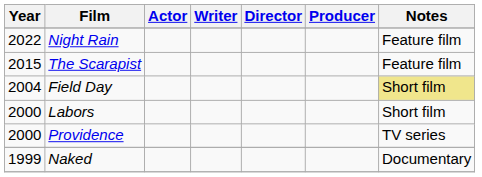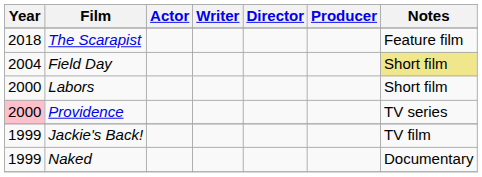- row: (83, 40)
(25, 64) 2015 -> (25, 40) 2018
(25, 135) no background -> (25, 111) pink background
+ row: (96, 135)
